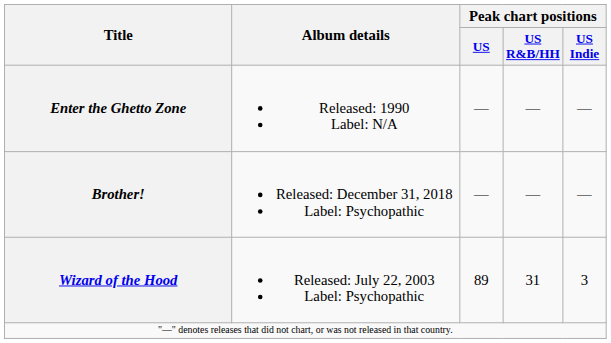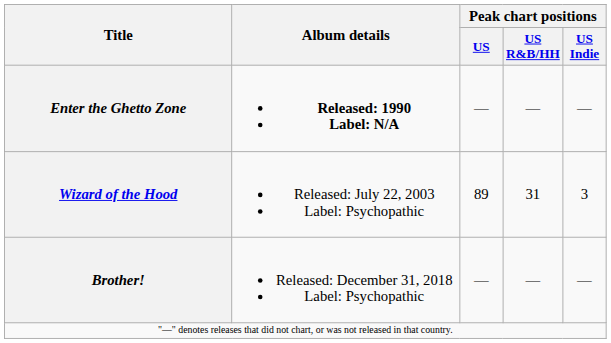(346, 117) normal -> (346, 117) bold
rows swapped: (118, 280) <-> (118, 194)
